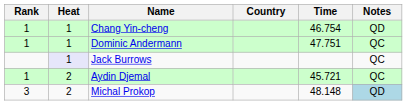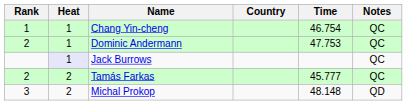(377, 28) QD -> (377, 28) QC
(26, 44) 1 -> (26, 44) 2
(326, 44) 47.751 -> (326, 44) 47.753
- row: (121, 76)
+ row: (123, 76)
(377, 92) lightblue background -> (377, 92) no background
